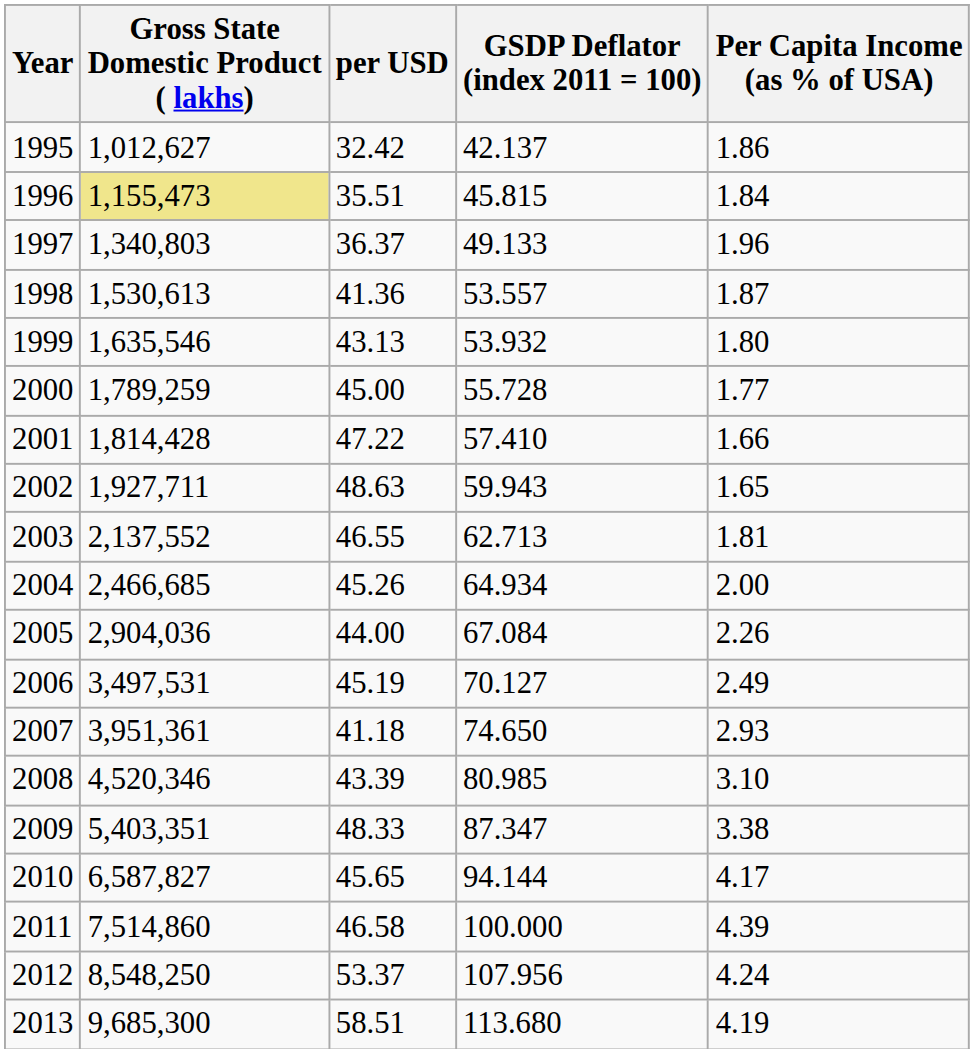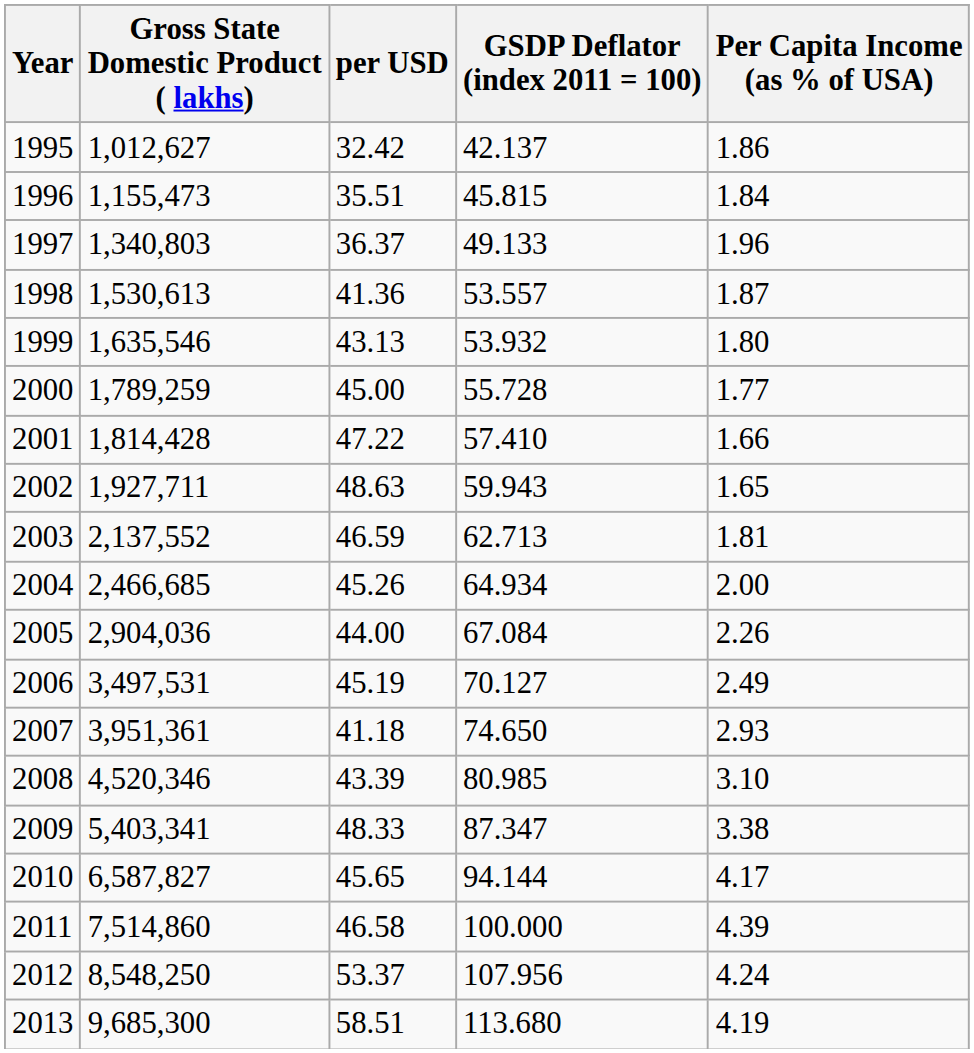(149, 195) khaki background -> (149, 195) no background
(370, 536) 46.55 -> (370, 536) 46.59
(149, 828) 5,403,351 -> (149, 828) 5,403,341
